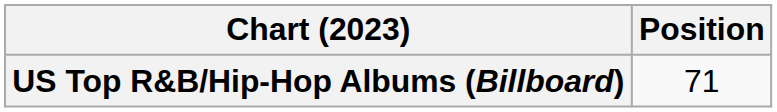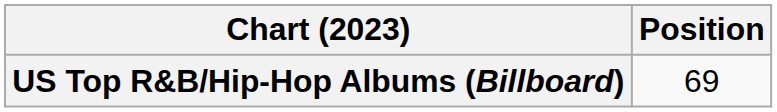(702, 80) 71 -> (702, 80) 69
